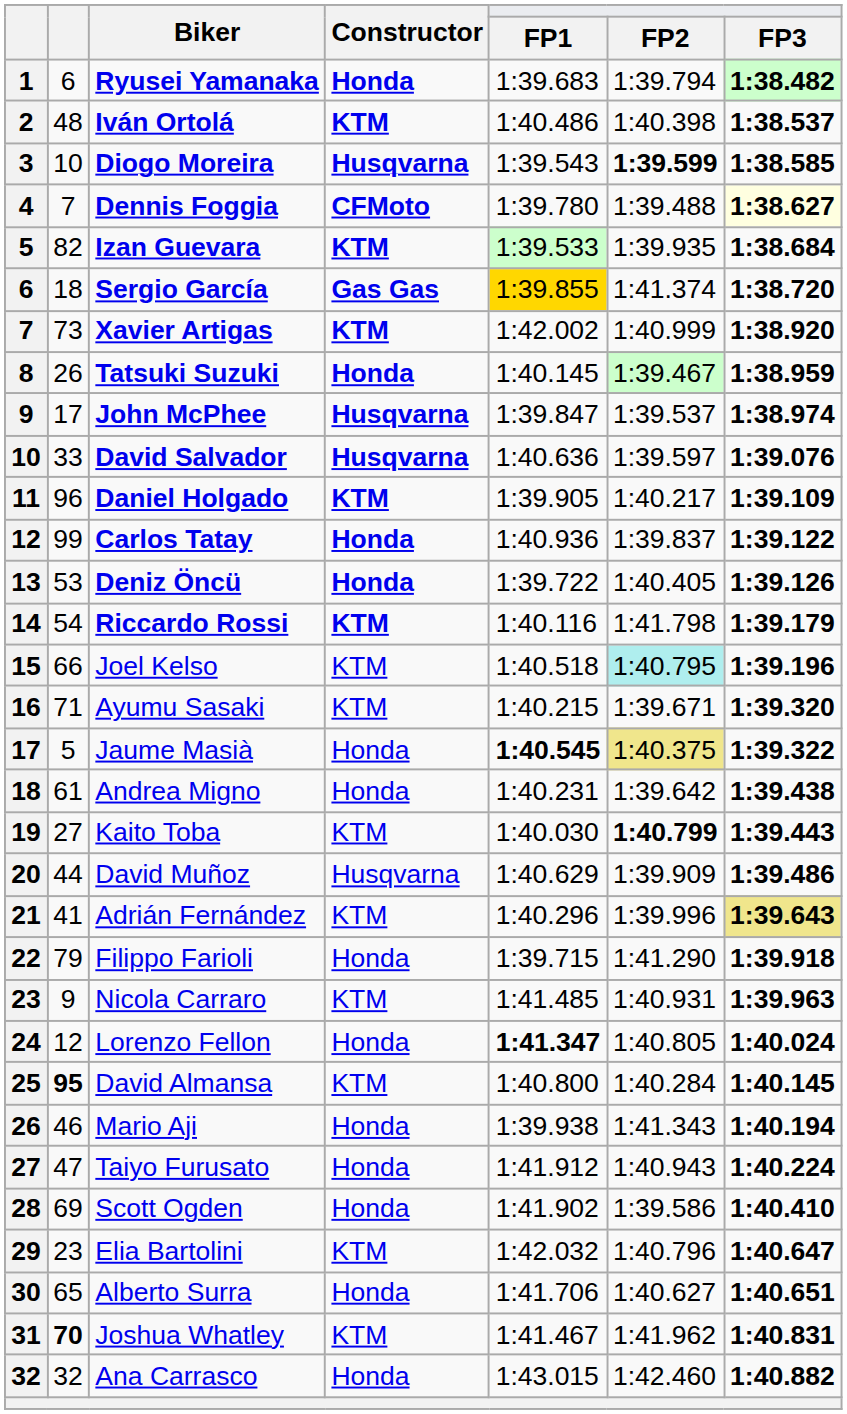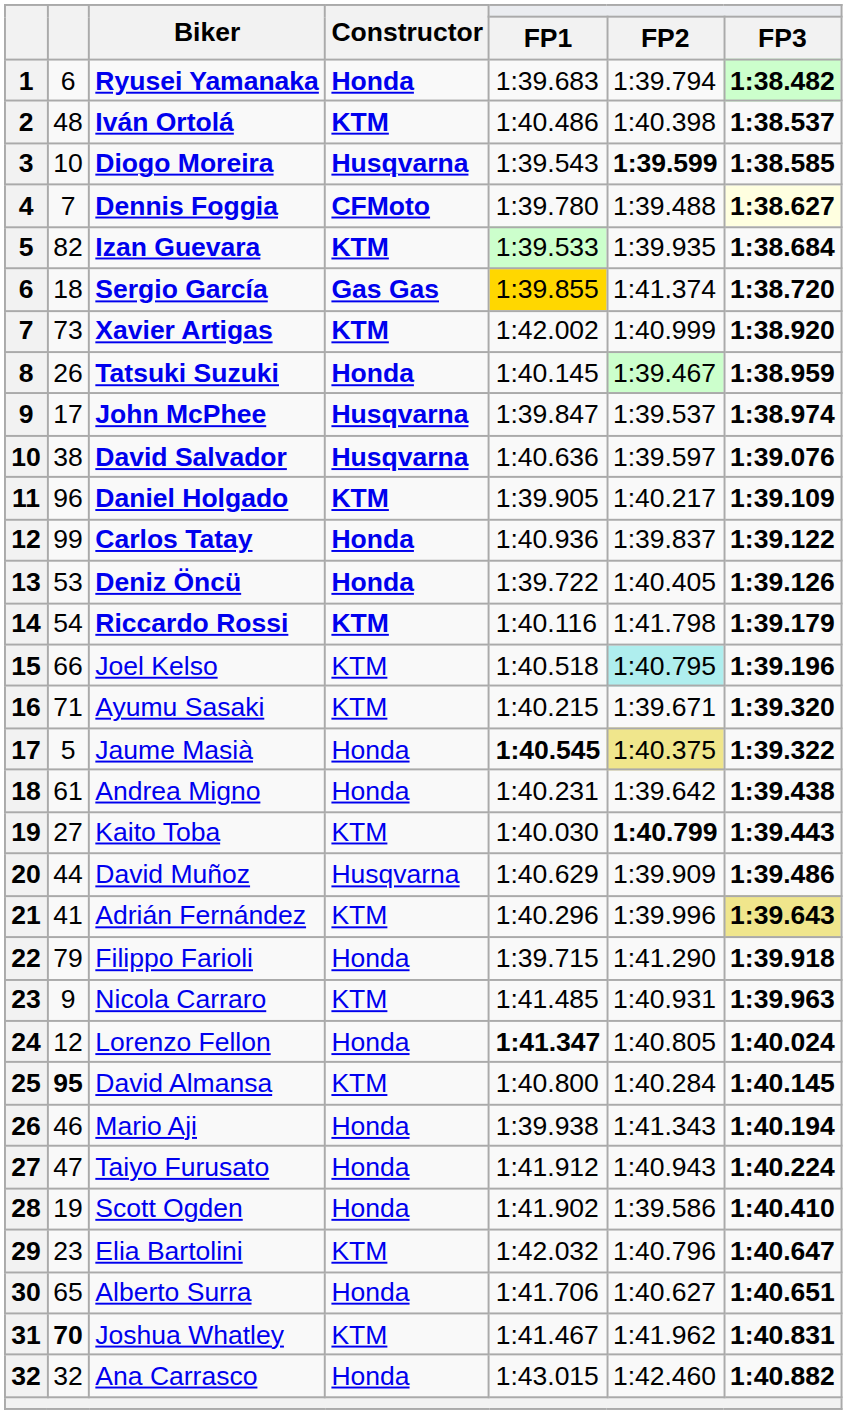(68, 456) 33 -> (68, 456) 38
(68, 1209) 69 -> (68, 1209) 19
